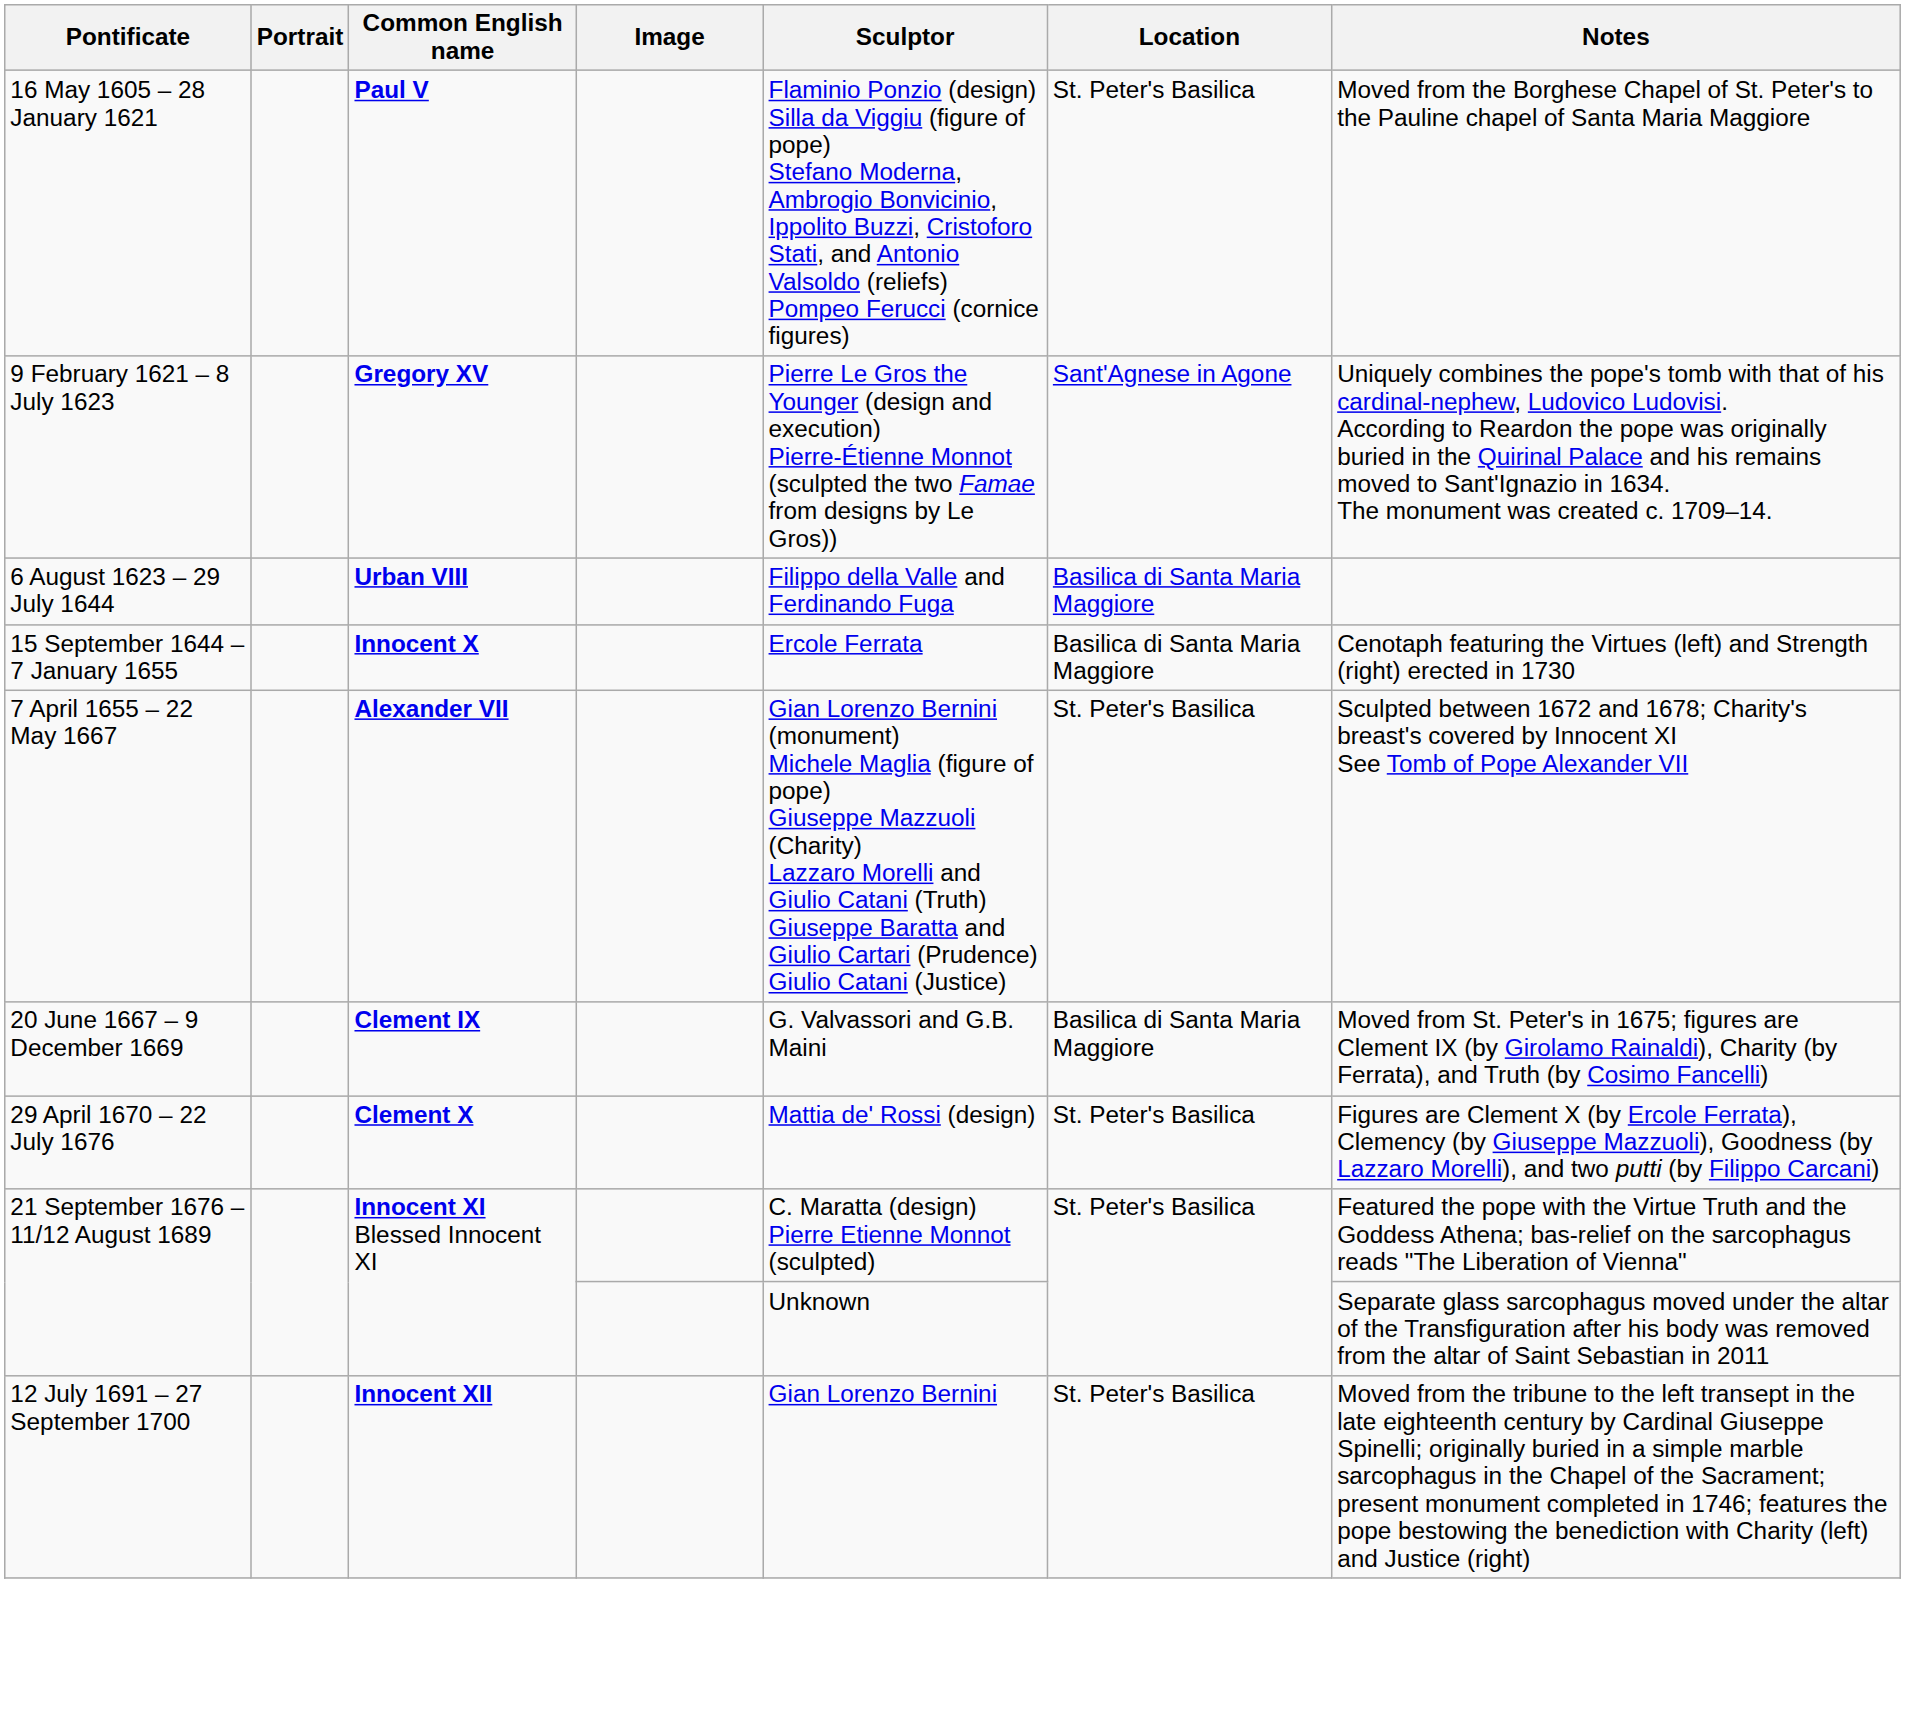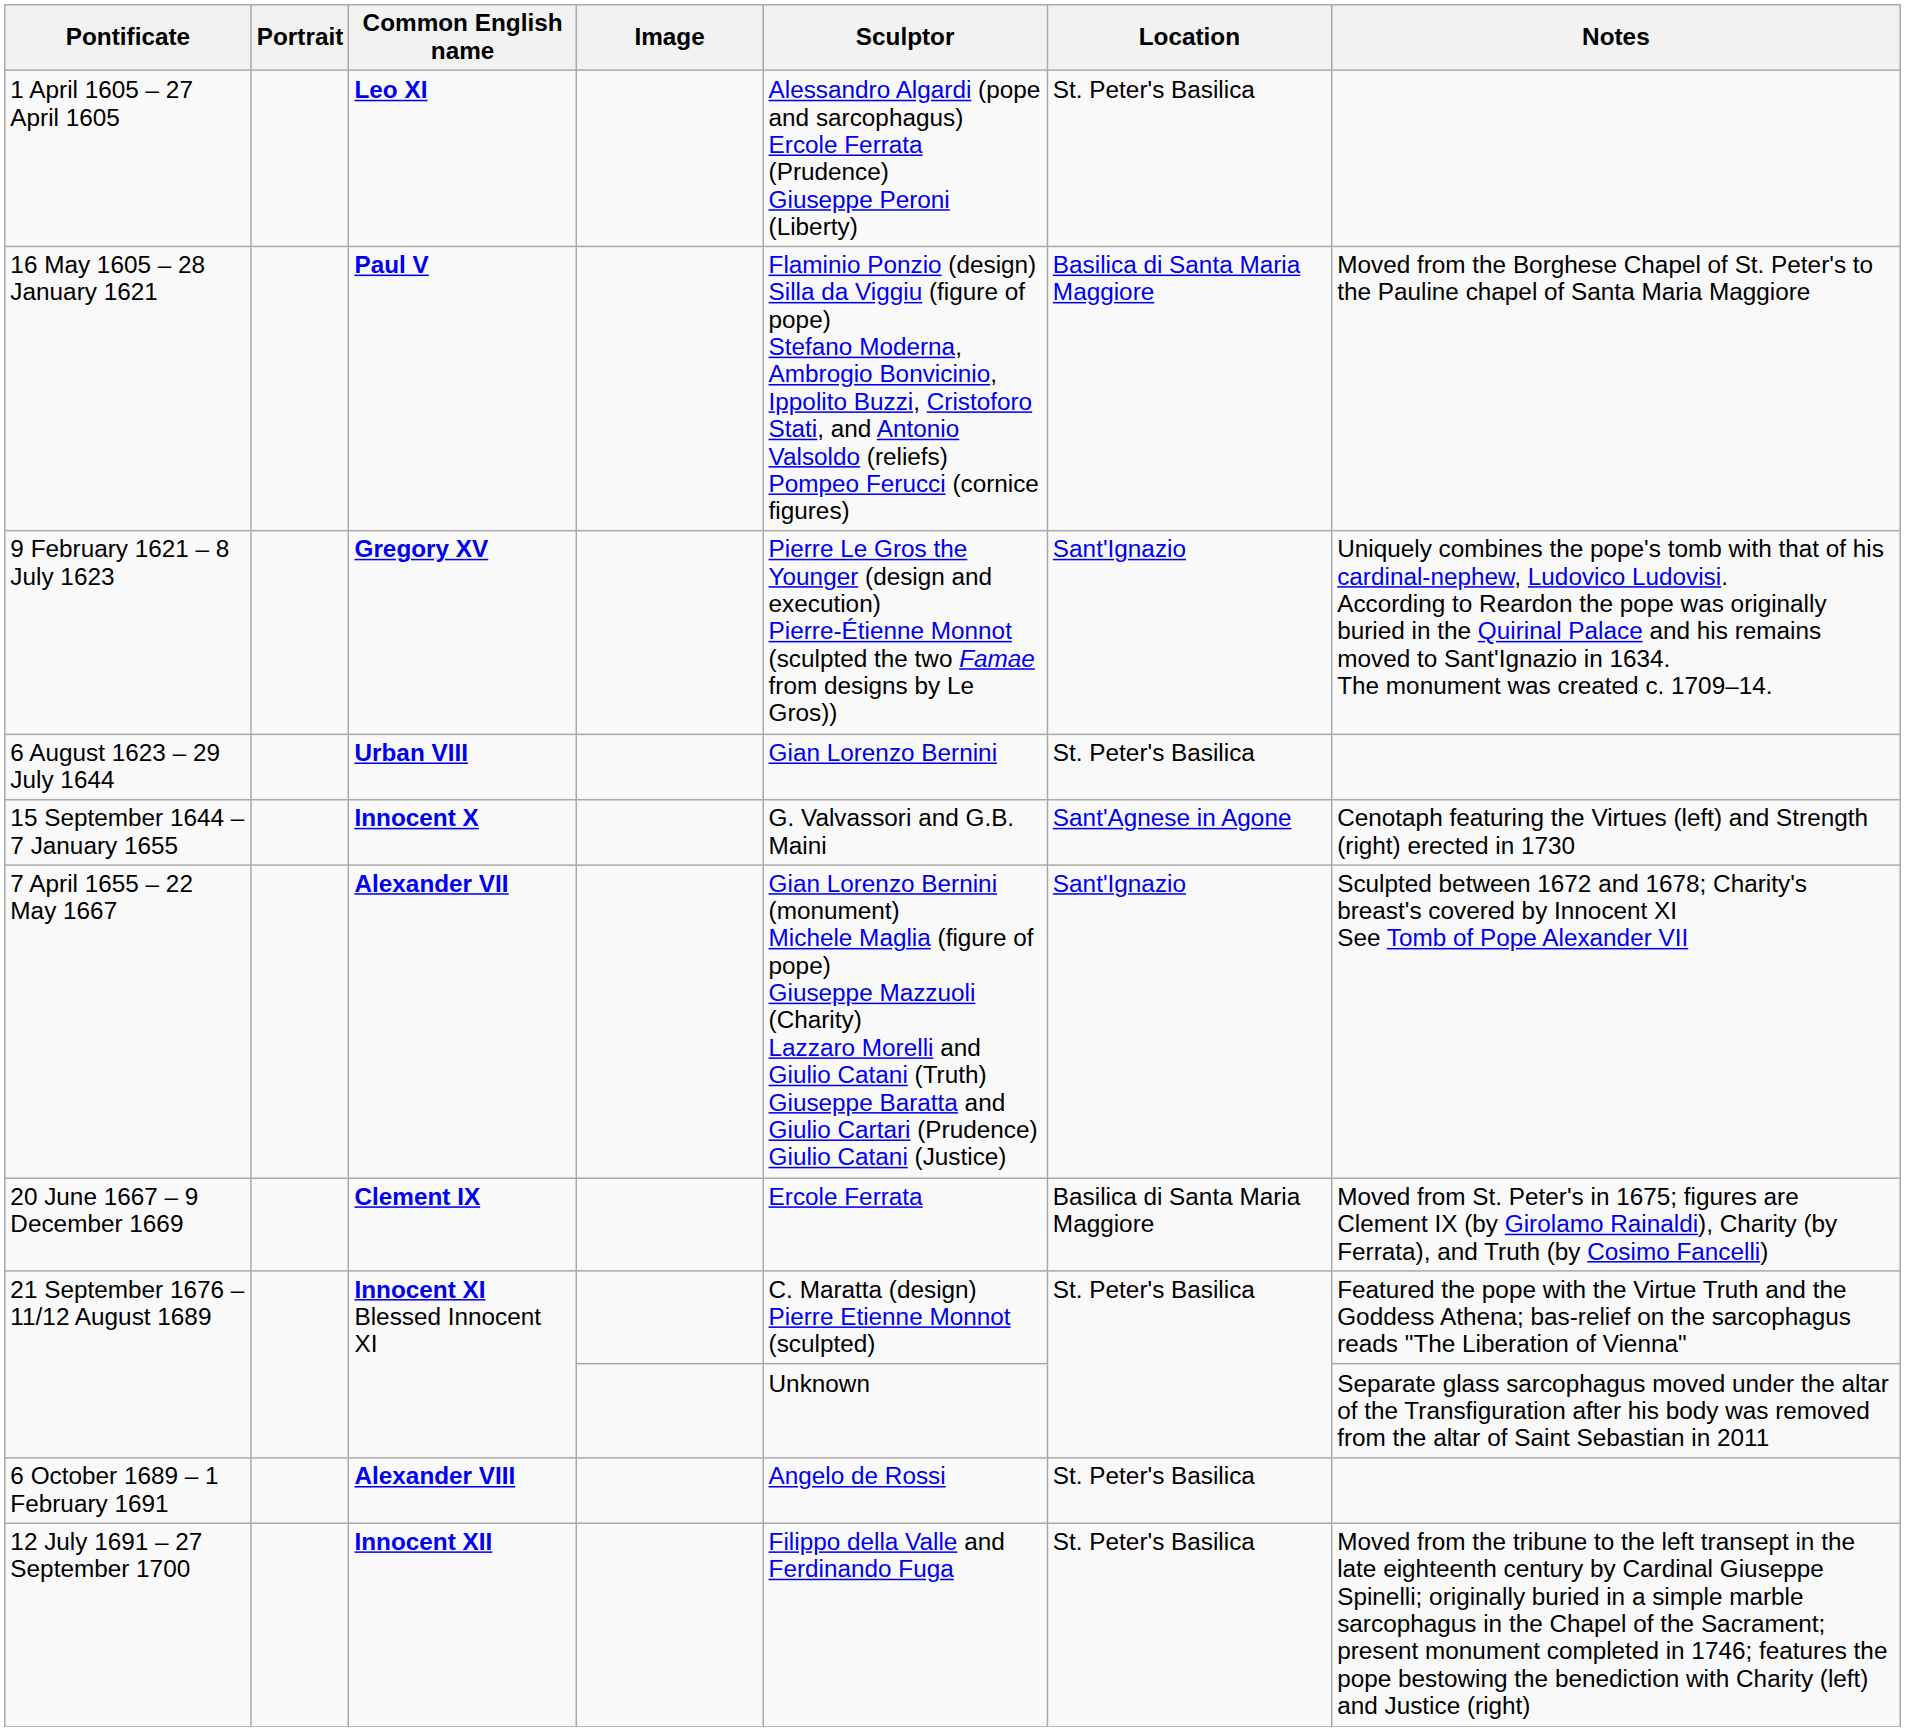+ row: (102, 103)
(1154, 89) St. Peter's Basilica -> (1177, 278) Basilica di Santa Maria Maggiore
(1172, 374) Sant'Agnese in Agone -> (1119, 549) Sant'Ignazio
(887, 590) Filippo della Valle and Ferdinando Fuga -> (883, 752) Gian Lorenzo Bernini
(1177, 590) Basilica di Santa Maria Maggiore -> (1154, 752) St. Peter's Basilica
(846, 643) Ercole Ferrata -> (891, 832) G. Valvassori and G.B. Maini
(1177, 656) Basilica di Santa Maria Maggiore -> (1172, 818) Sant'Agnese in Agone
(1154, 709) St. Peter's Basilica -> (1119, 884) Sant'Ignazio
(891, 1034) G. Valvassori and G.B. Maini -> (846, 1196) Ercole Ferrata
- row: (108, 1128)
+ row: (114, 1490)
(883, 1394) Gian Lorenzo Bernini -> (887, 1556) Filippo della Valle and Ferdinando Fuga
